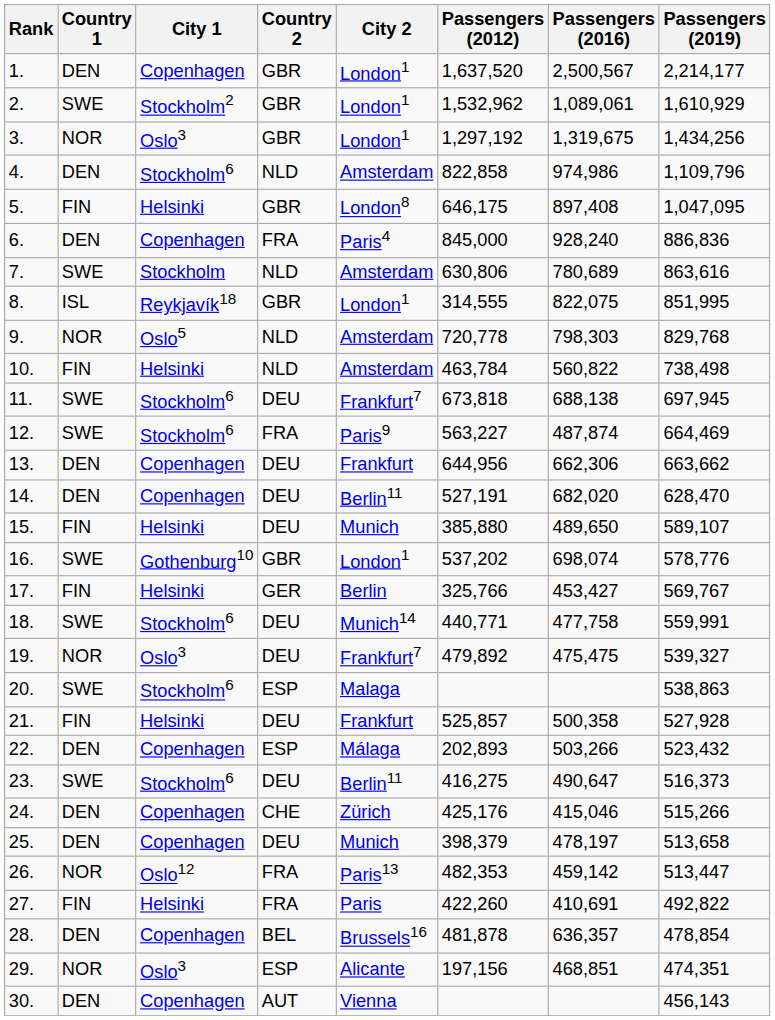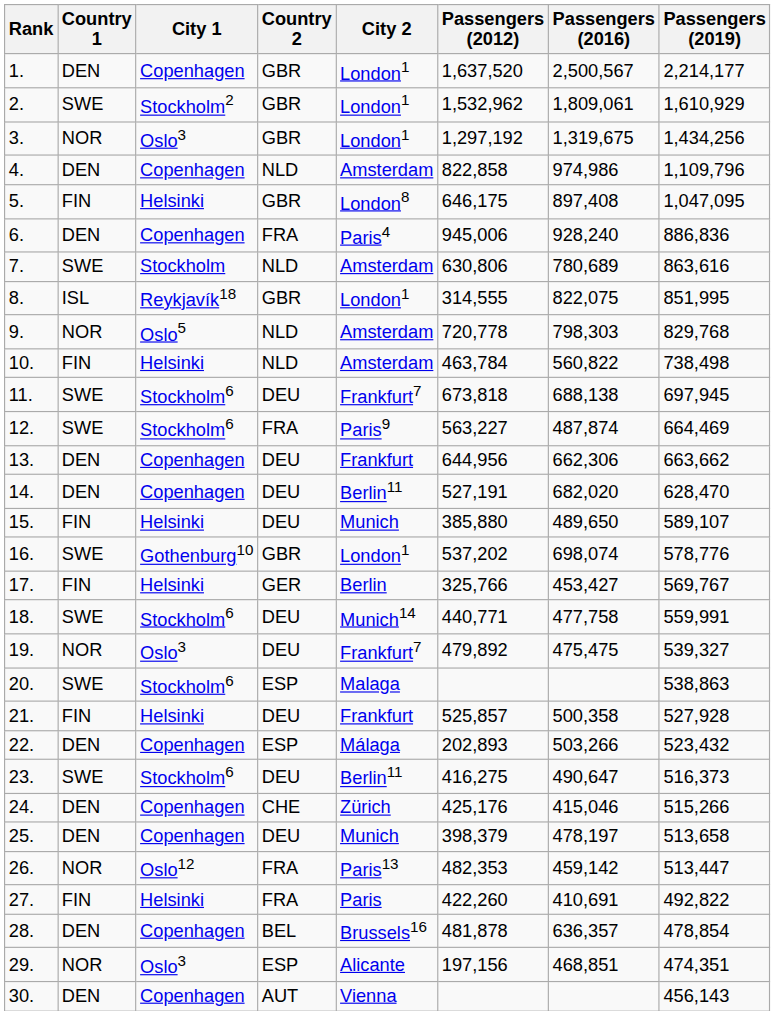(593, 104) 1,089,061 -> (593, 104) 1,809,061
(187, 172) Stockholm6 -> (192, 169) Copenhagen
(475, 240) 845,000 -> (475, 235) 945,006
